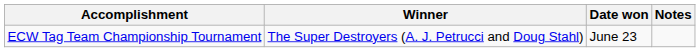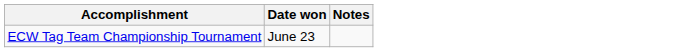- column: (425, 15)
